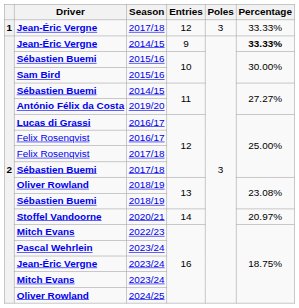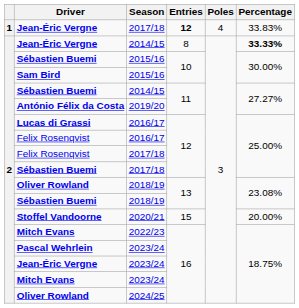(186, 28) normal -> (186, 28) bold
(221, 28) 3 -> (221, 28) 4
(265, 28) 33.33% -> (265, 28) 33.83%
(186, 43) 9 -> (186, 43) 8
(186, 216) 14 -> (186, 216) 15
(265, 216) 20.97% -> (265, 216) 20.00%
